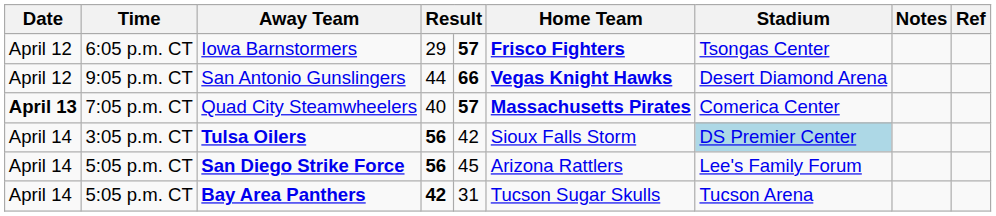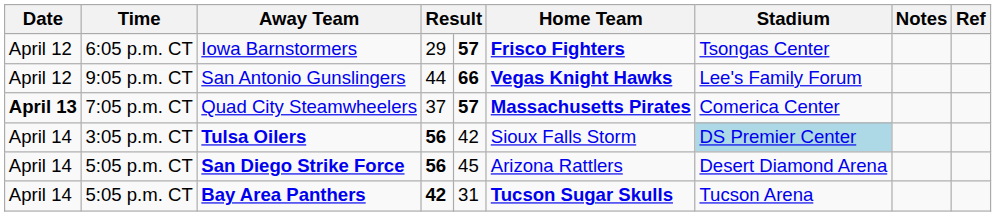(793, 78) Desert Diamond Arena -> (781, 78) Lee's Family Forum
(436, 107) 40 -> (436, 107) 37
(781, 166) Lee's Family Forum -> (793, 166) Desert Diamond Arena
(576, 195) normal -> (582, 195) bold
